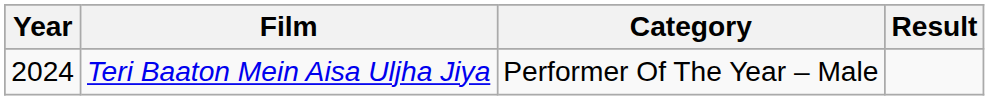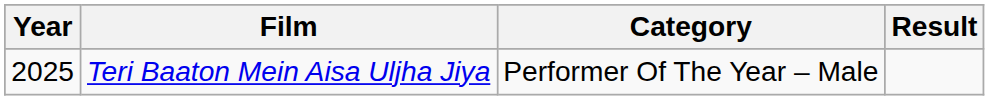(43, 71) 2024 -> (43, 71) 2025
